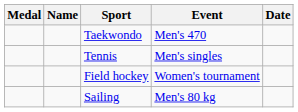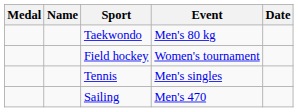(180, 35) Men's 470 -> (185, 35) Men's 80 kg
rows swapped: (116, 76) <-> (100, 56)
(185, 97) Men's 80 kg -> (180, 97) Men's 470
